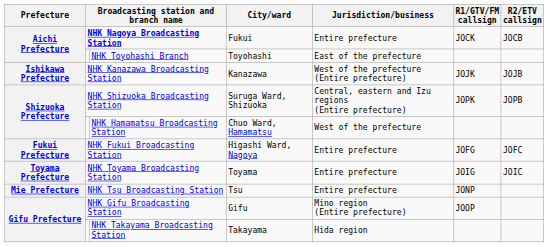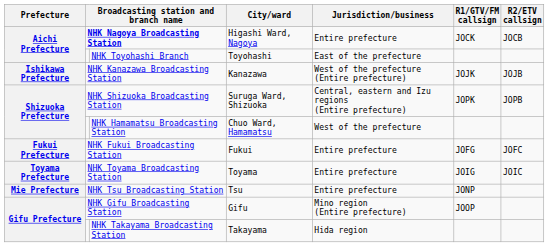(240, 38) Fukui -> (260, 38) Higashi Ward, Nagoya
(260, 150) Higashi Ward, Nagoya -> (240, 150) Fukui
